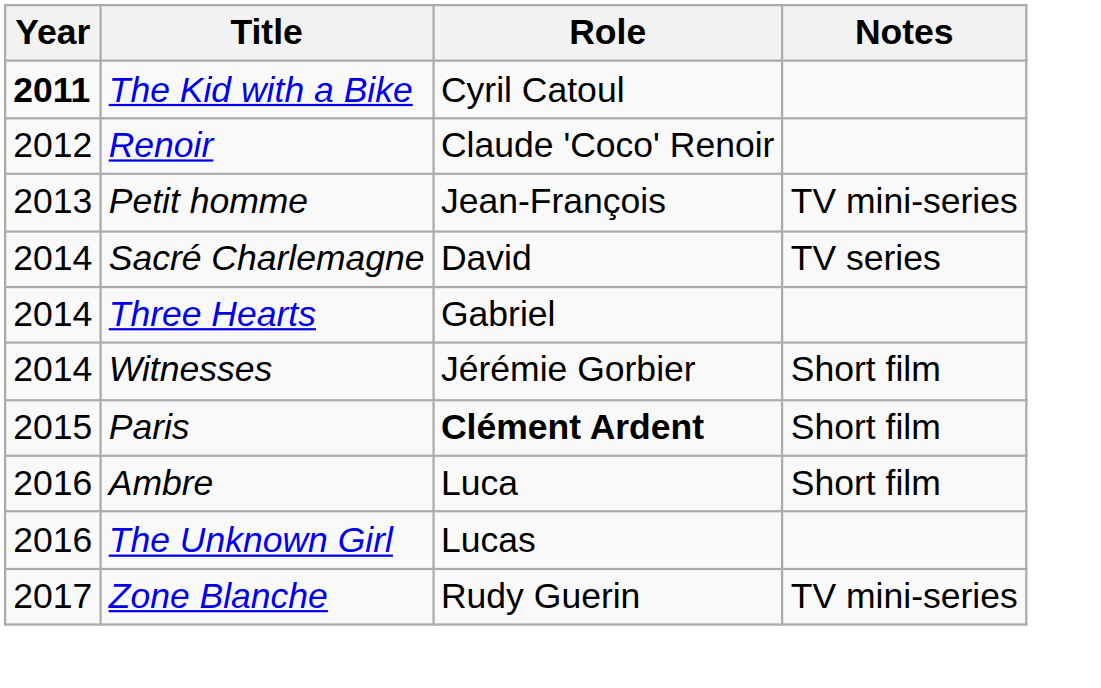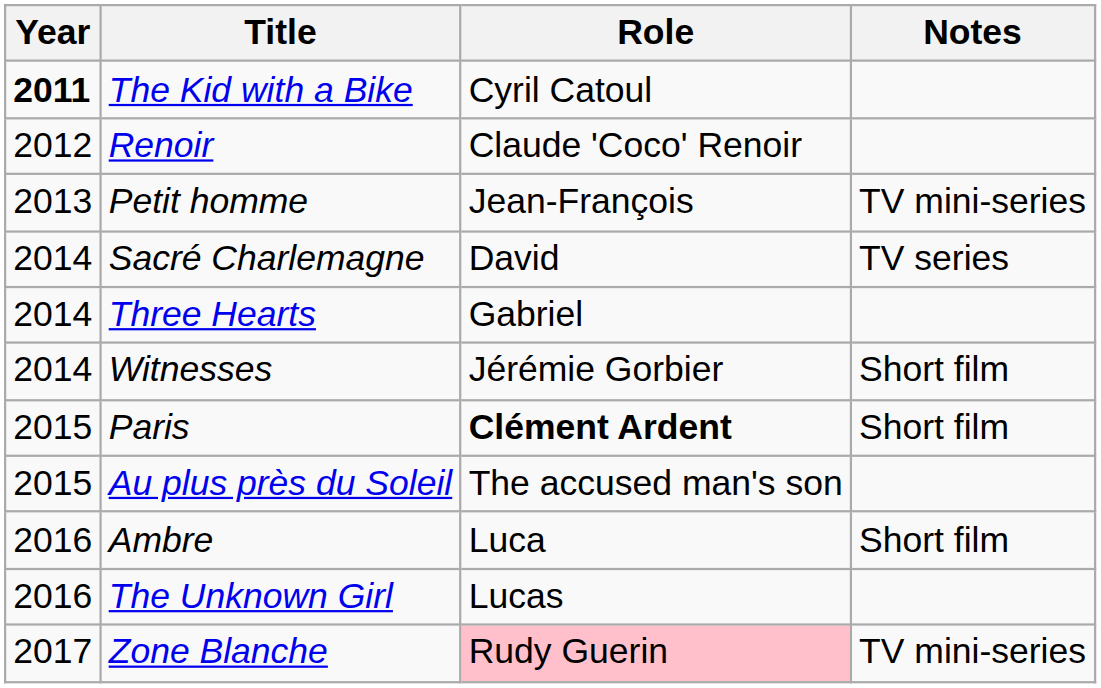+ row: (280, 483)
(541, 595) no background -> (568, 652) pink background
